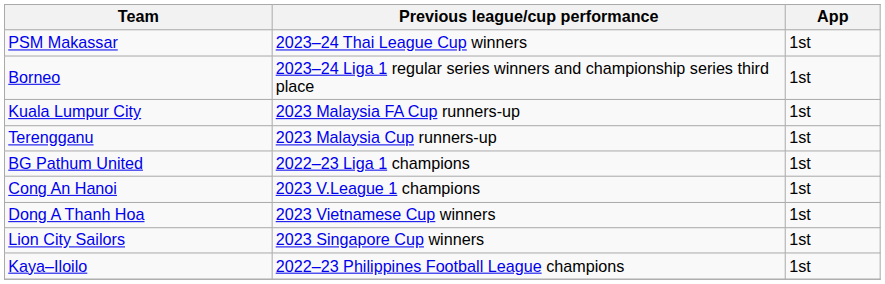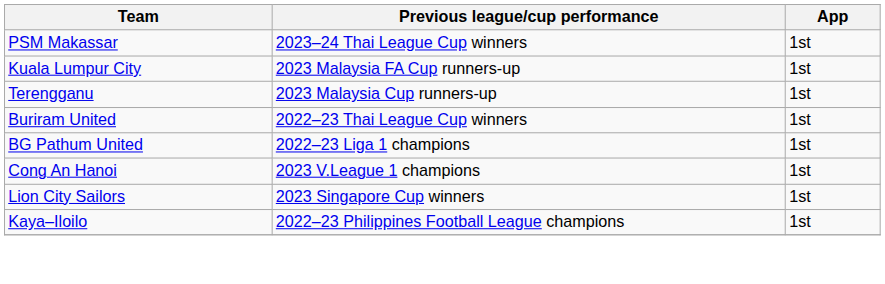- row: (34, 77)
+ row: (62, 119)
- row: (76, 214)
